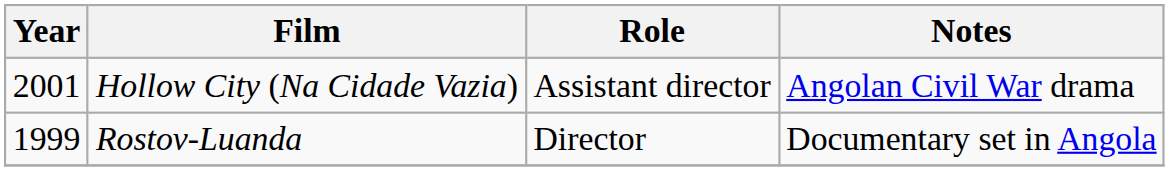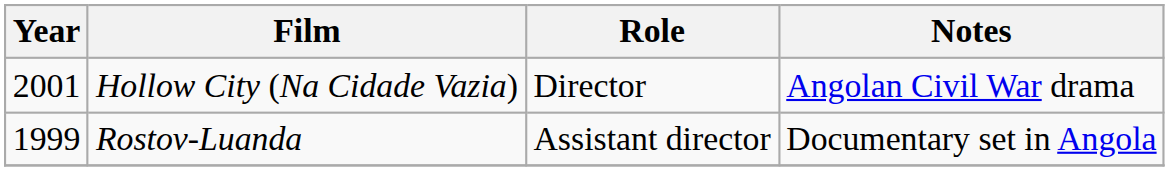(652, 84) Assistant director -> (590, 84) Director
(590, 138) Director -> (652, 138) Assistant director
